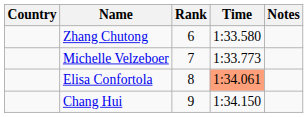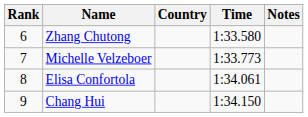columns swapped: (191, 15) <-> (32, 15)
(237, 79) lightsalmon background -> (237, 79) no background
